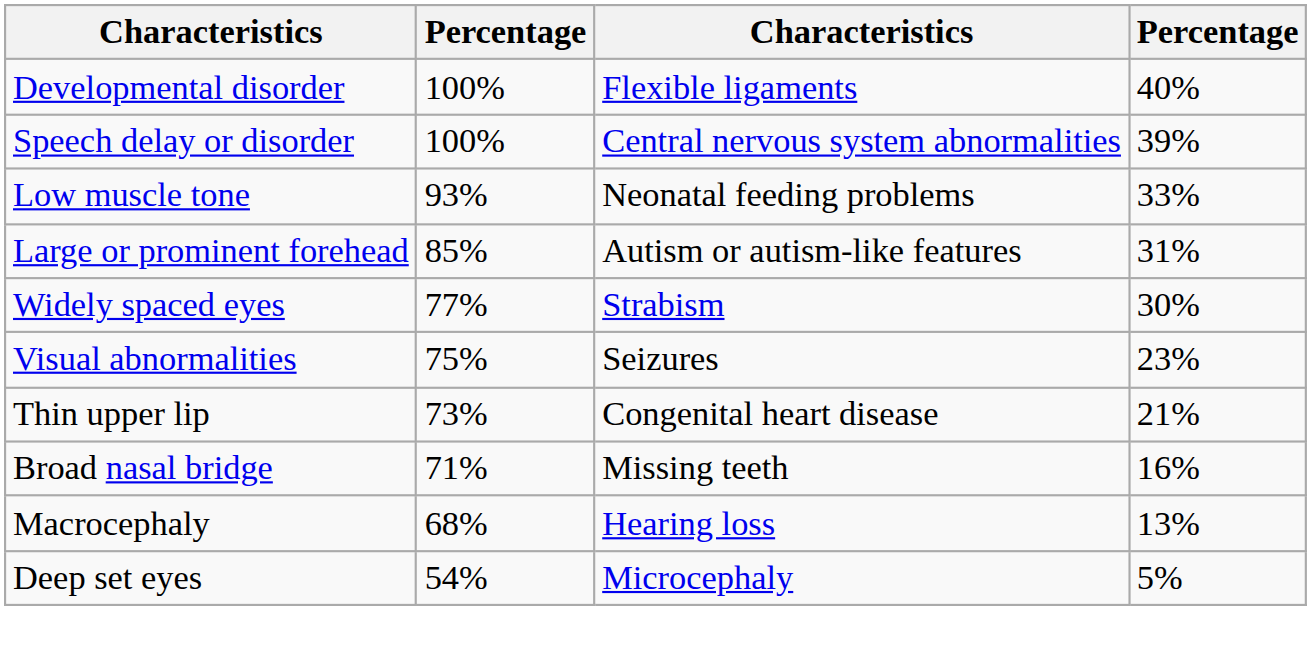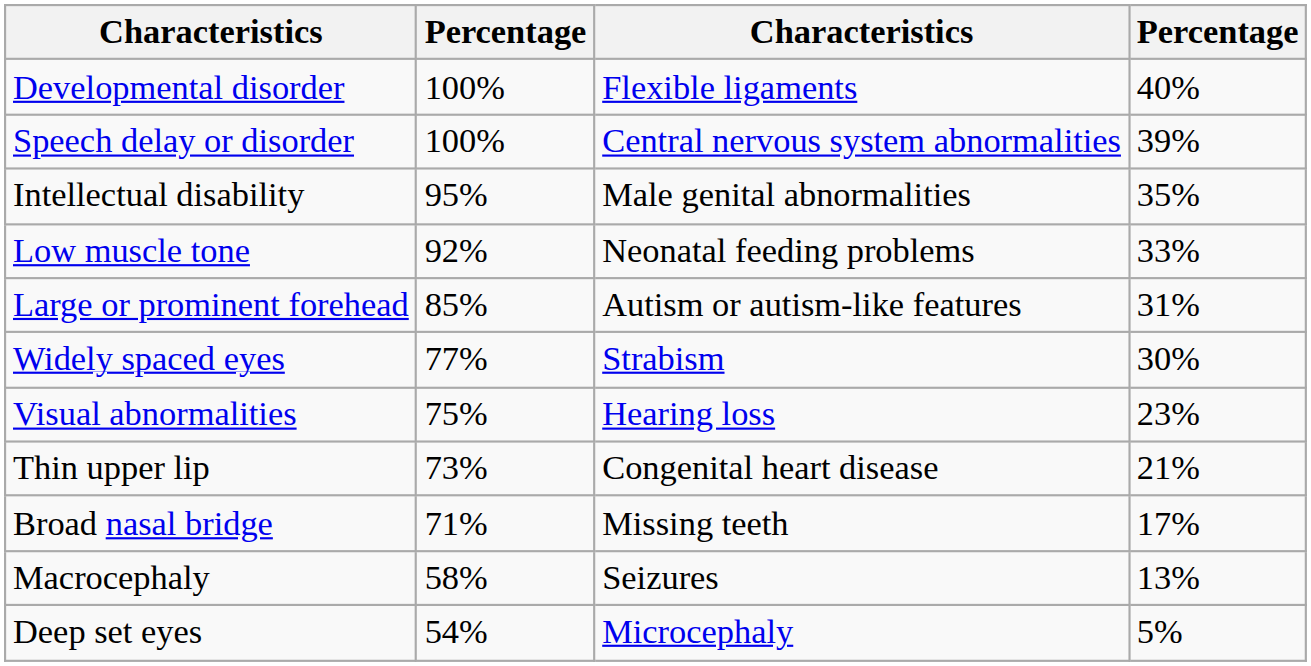+ row: (159, 195)
(456, 195) 93% -> (456, 250) 92%
(660, 359) Seizures -> (689, 413) Hearing loss
(1168, 468) 16% -> (1168, 522) 17%
(456, 522) 68% -> (456, 577) 58%
(689, 522) Hearing loss -> (660, 577) Seizures
